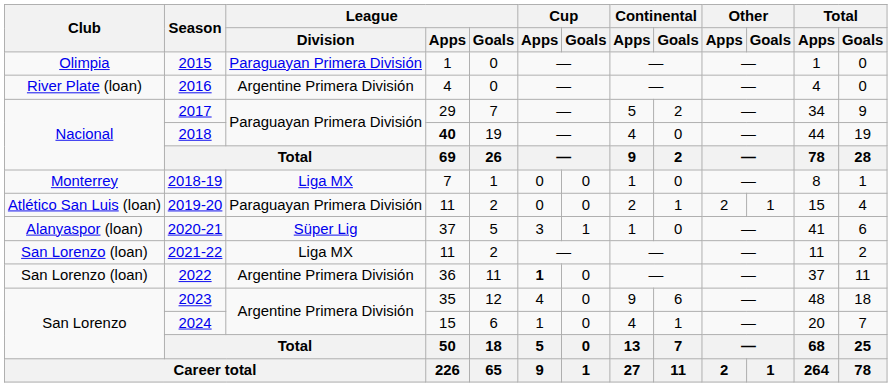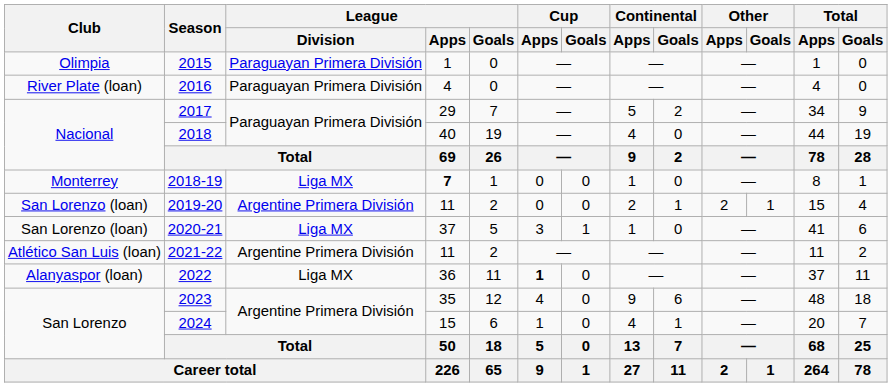(326, 87) Argentine Primera División -> (326, 87) Paraguayan Primera División
(447, 134) bold -> (447, 134) normal
(447, 181) normal -> (447, 181) bold
(84, 205) Atlético San Luis (loan) -> (84, 205) San Lorenzo (loan)
(326, 205) Paraguayan Primera División -> (326, 205) Argentine Primera División
(84, 228) Alanyaspor (loan) -> (84, 228) San Lorenzo (loan)
(326, 228) Süper Lig -> (326, 228) Liga MX
(84, 252) San Lorenzo (loan) -> (84, 252) Atlético San Luis (loan)
(326, 252) Liga MX -> (326, 252) Argentine Primera División
(84, 275) San Lorenzo (loan) -> (84, 275) Alanyaspor (loan)
(326, 275) Argentine Primera División -> (326, 275) Liga MX
